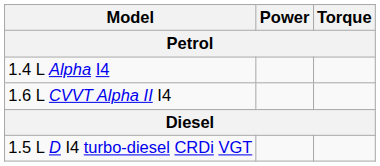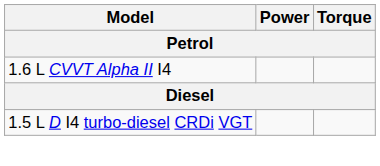- row: (59, 69)
